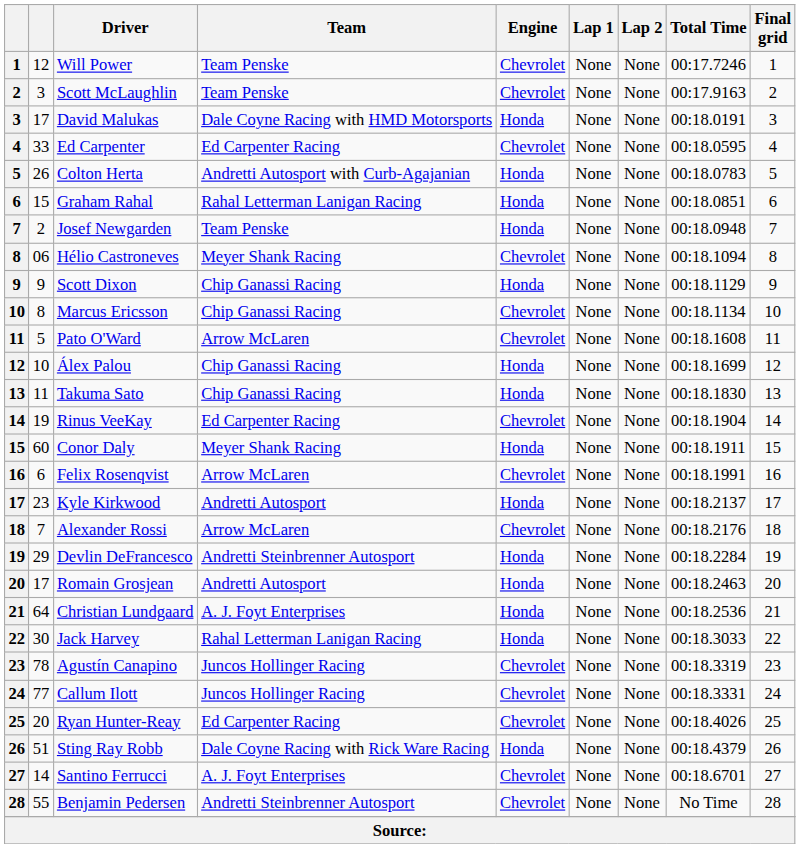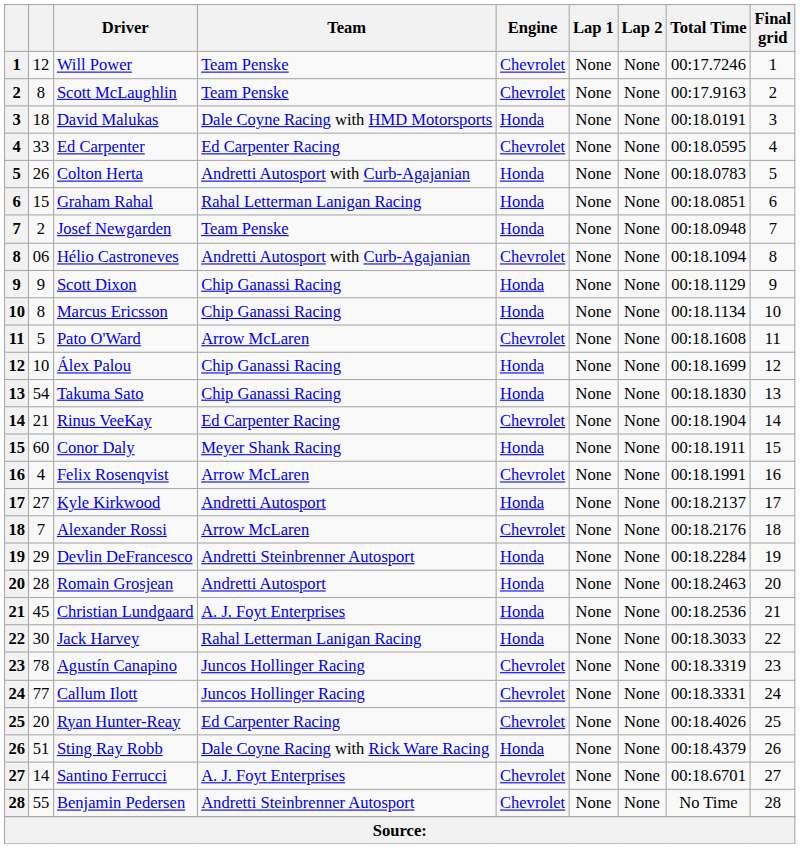(41, 92) 3 -> (41, 92) 8
(41, 119) 17 -> (41, 119) 18
(271, 256) Meyer Shank Racing -> (336, 256) Andretti Autosport with Curb-Agajanian
(533, 311) Chevrolet -> (522, 311) Honda
(41, 393) 11 -> (41, 393) 54
(41, 420) 19 -> (41, 420) 21
(41, 475) 6 -> (41, 475) 4
(41, 502) 23 -> (41, 502) 27
(41, 584) 17 -> (41, 584) 28
(41, 611) 64 -> (41, 611) 45
